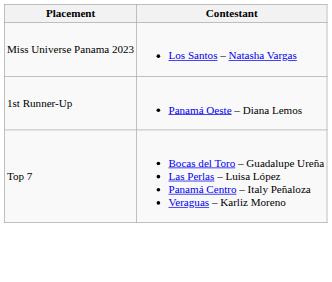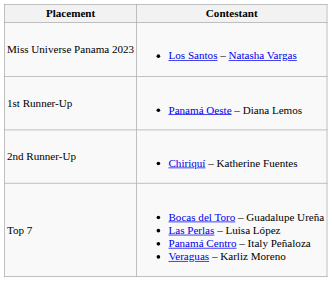+ row: (41, 157)
